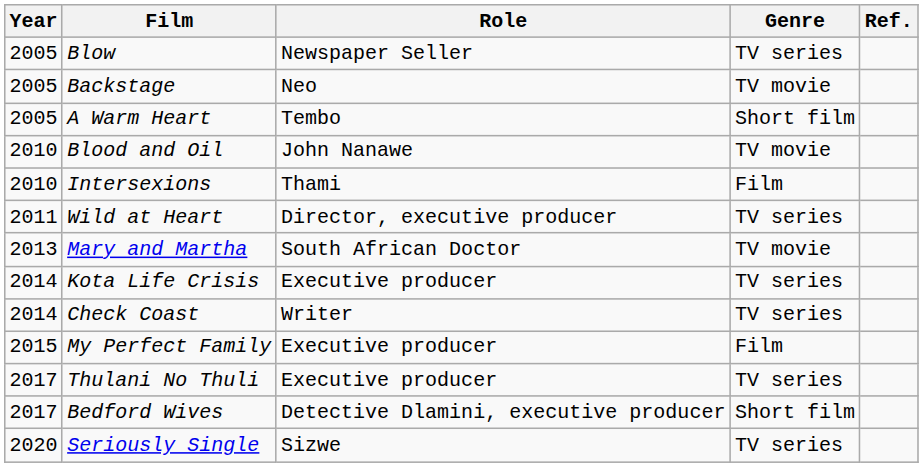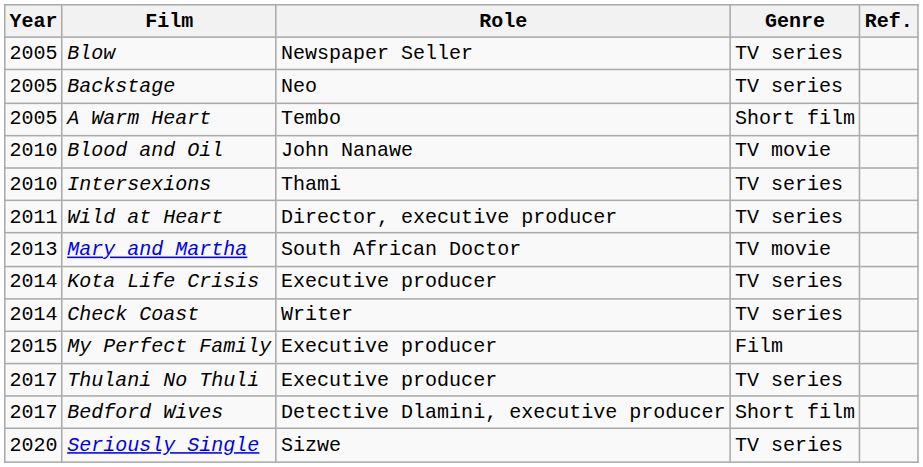(783, 86) TV movie -> (789, 86) TV series
(759, 184) Film -> (789, 184) TV series
